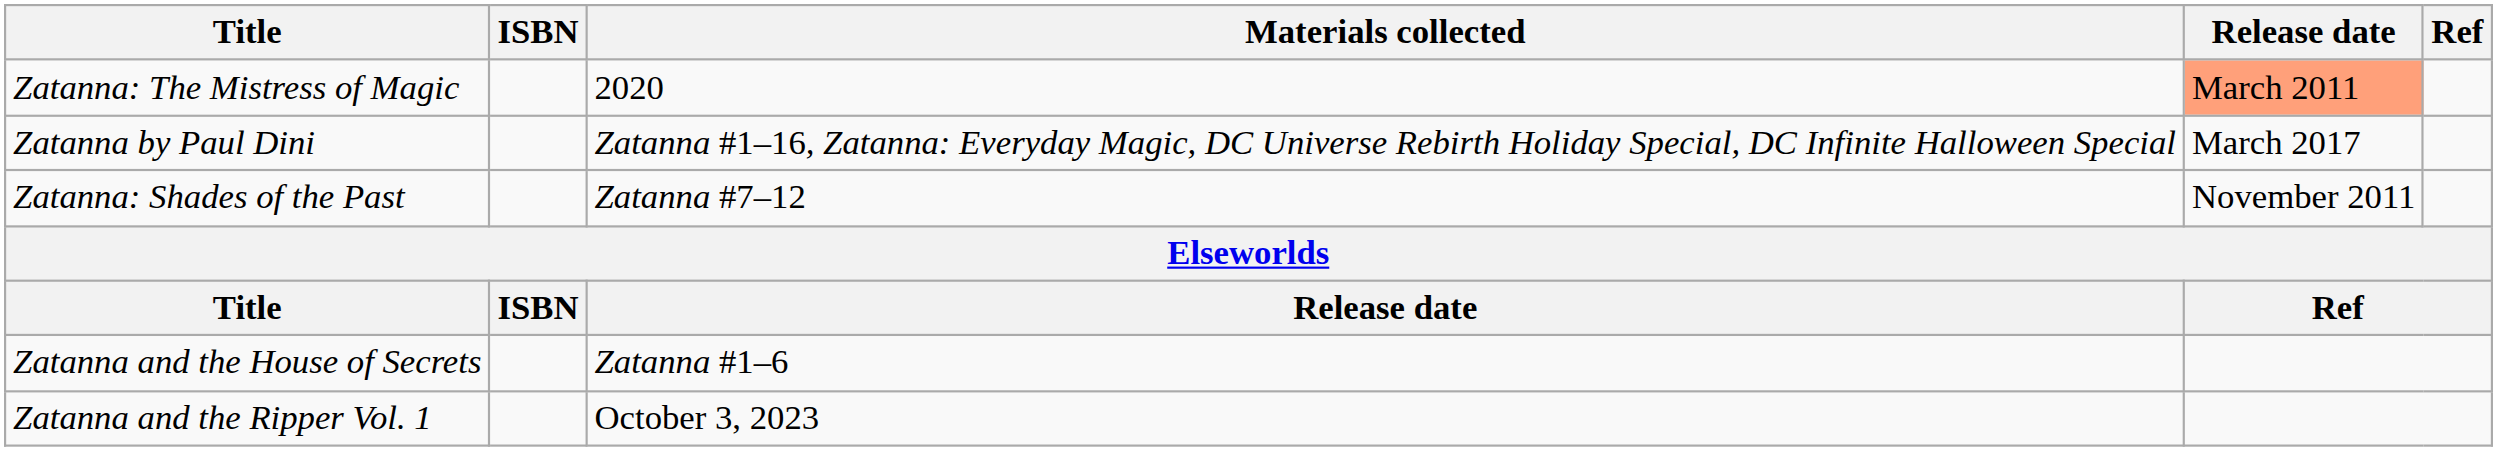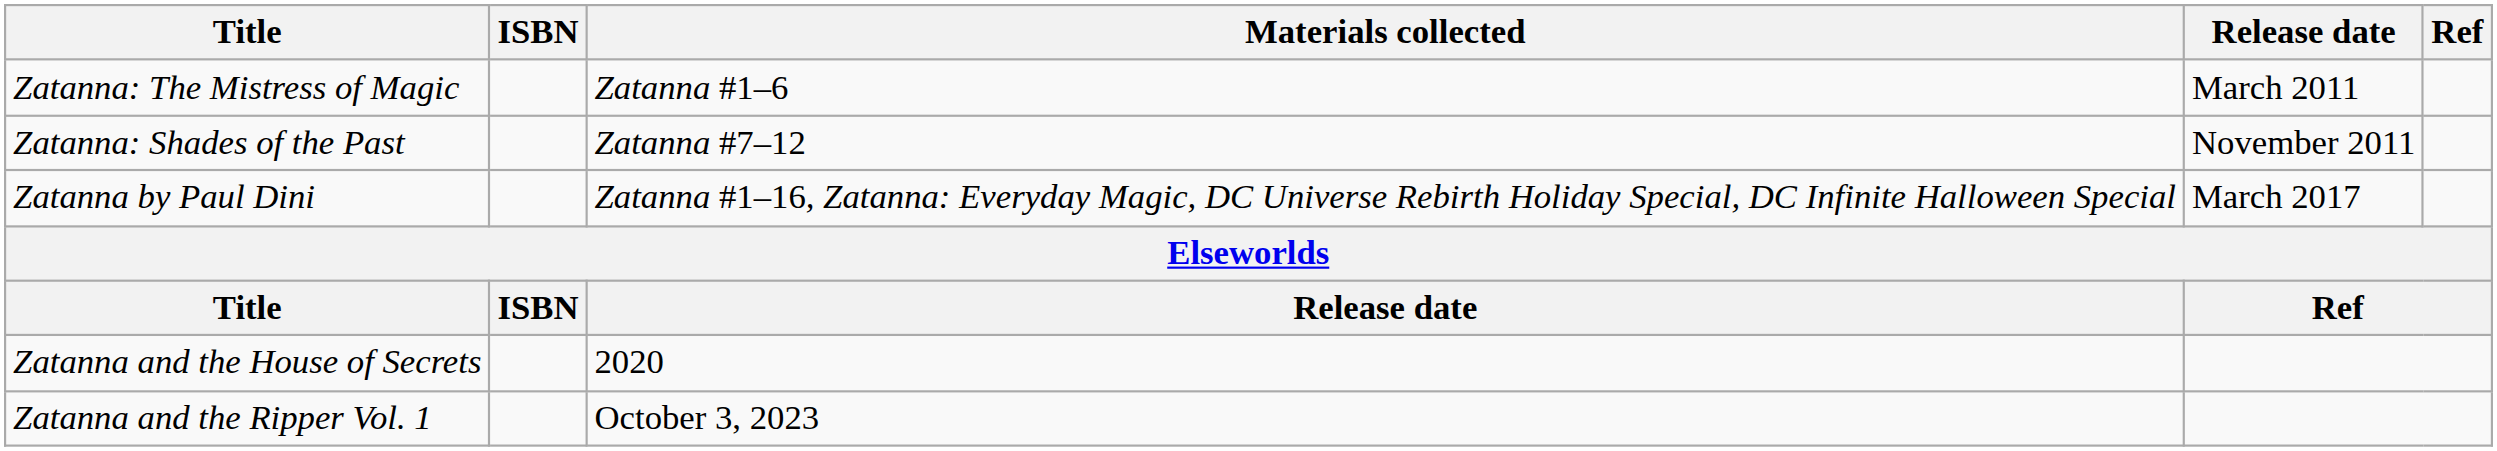(629, 87) 2020 -> (691, 87) Zatanna #1–6
(2276, 87) lightsalmon background -> (2276, 87) no background
rows swapped: (209, 197) <-> (164, 142)
(691, 362) Zatanna #1–6 -> (629, 362) 2020
